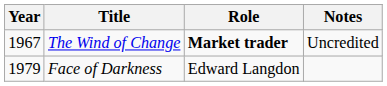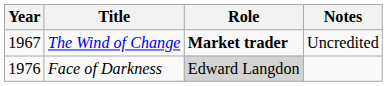(24, 68) 1979 -> (24, 68) 1976
(244, 68) no background -> (244, 68) lightgrey background
